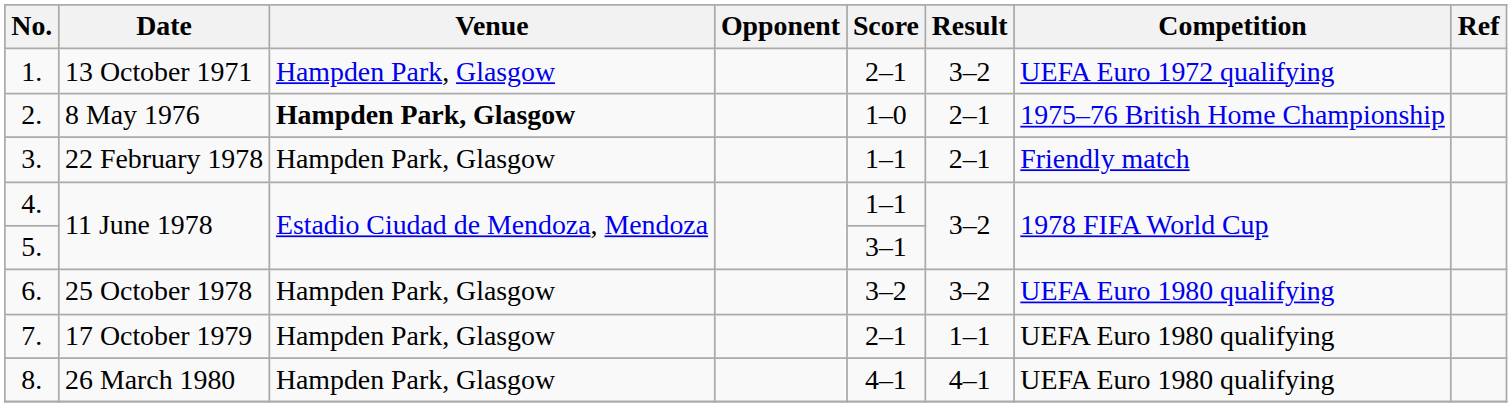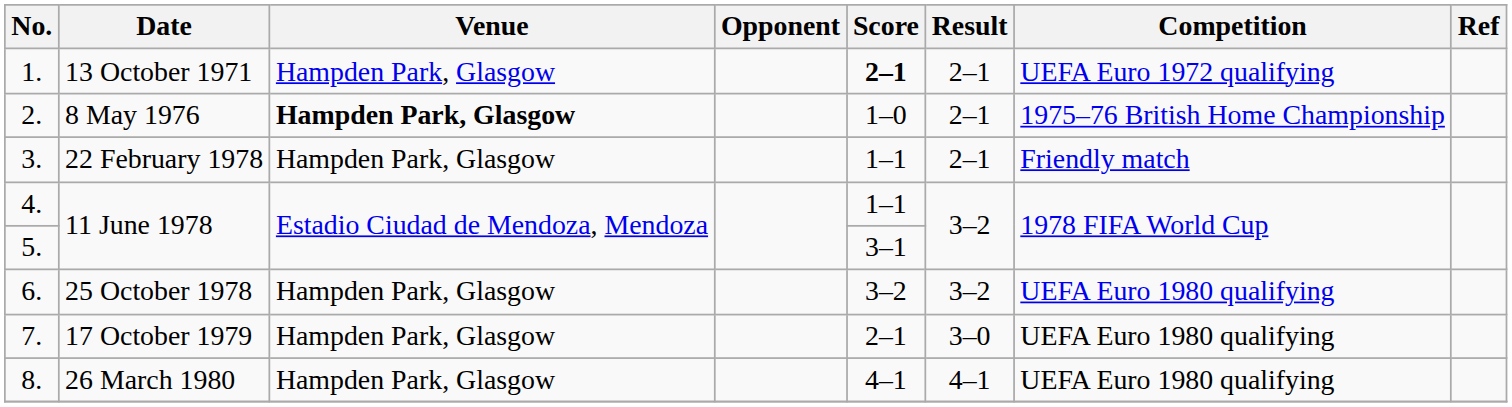(886, 70) normal -> (886, 70) bold
(970, 70) 3–2 -> (970, 70) 2–1
(970, 335) 1–1 -> (970, 335) 3–0
